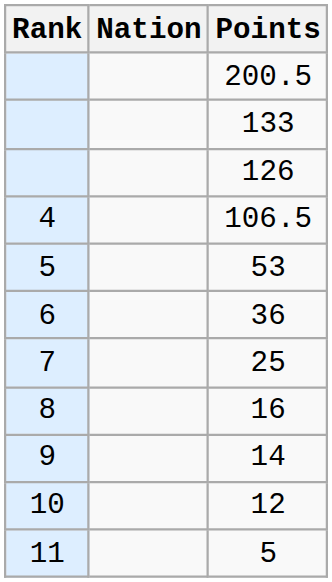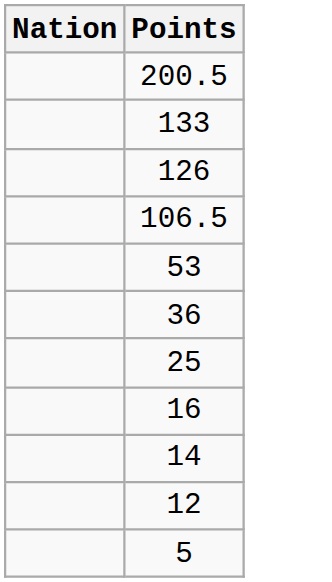- column: (47, 29)
